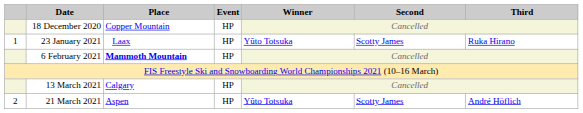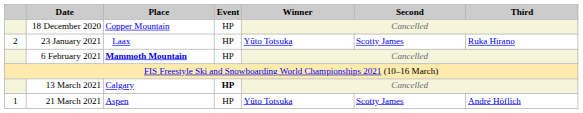(15, 41) 1 -> (15, 41) 2
(228, 85) normal -> (228, 85) bold
(15, 100) 2 -> (15, 100) 1
